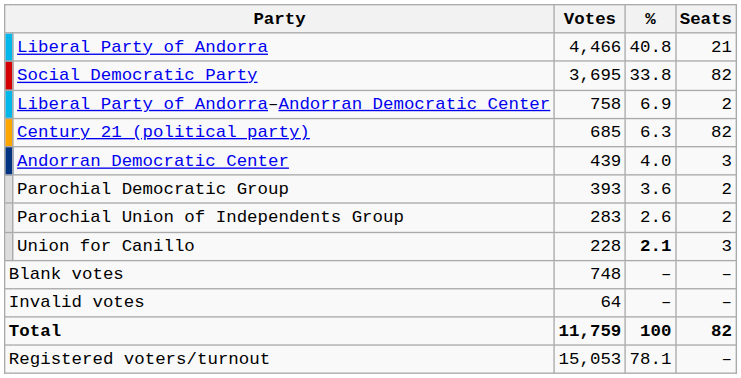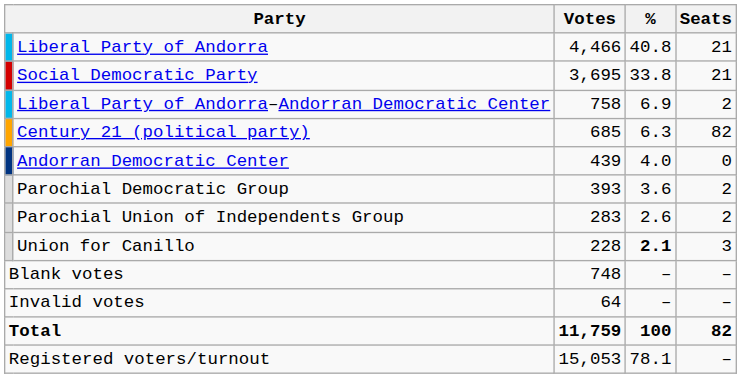(722, 76) 82 -> (722, 76) 21
(727, 161) 3 -> (727, 161) 0
